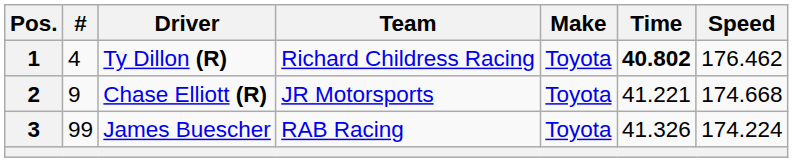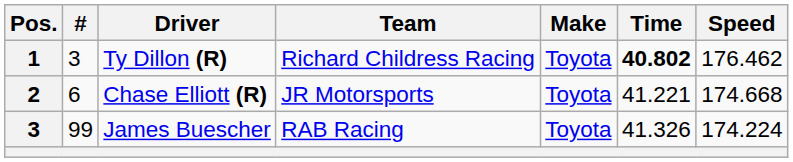(74, 58) 4 -> (74, 58) 3
(74, 94) 9 -> (74, 94) 6
